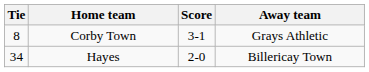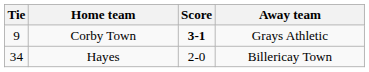(16, 35) 8 -> (16, 35) 9
(197, 35) normal -> (197, 35) bold
